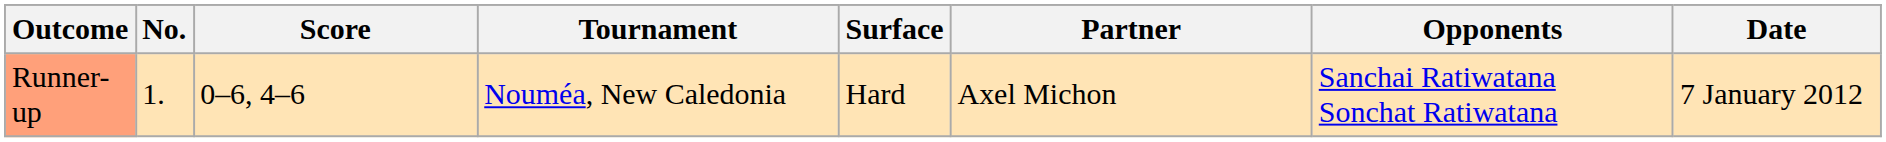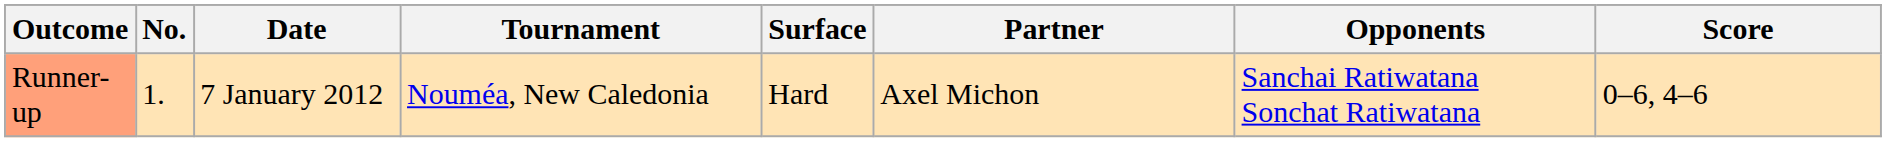columns swapped: (1777, 28) <-> (335, 28)
